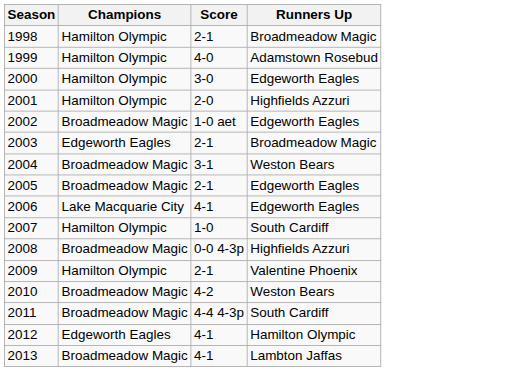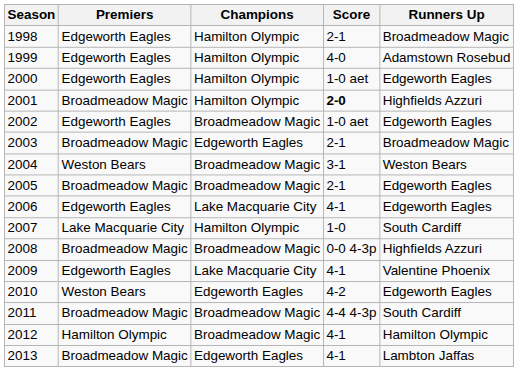+ column: (125, 15)
(204, 79) 3-0 -> (347, 79) 1-0 aet
(204, 100) normal -> (336, 100) bold
(114, 270) Hamilton Olympic -> (255, 270) Lake Macquarie City
(204, 270) 2-1 -> (336, 270) 4-1
(125, 292) Broadmeadow Magic -> (249, 292) Edgeworth Eagles
(292, 292) Weston Bears -> (437, 292) Edgeworth Eagles
(116, 334) Edgeworth Eagles -> (257, 334) Broadmeadow Magic
(125, 356) Broadmeadow Magic -> (249, 356) Edgeworth Eagles
